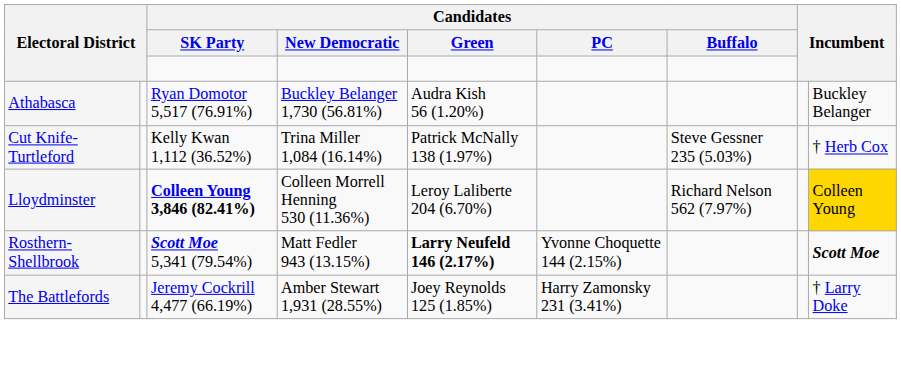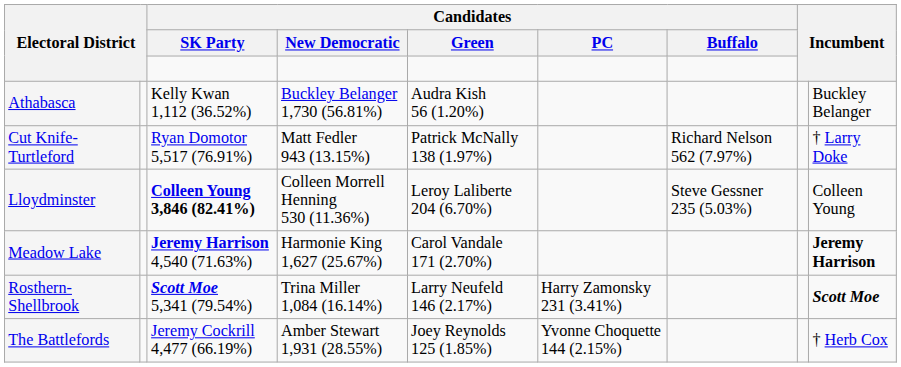(202, 103) Ryan Domotor 5,517 (76.91%) -> (201, 103) Kelly Kwan 1,112 (36.52%)
(201, 147) Kelly Kwan 1,112 (36.52%) -> (202, 147) Ryan Domotor 5,517 (76.91%)
(331, 147) Trina Miller 1,084 (16.14%) -> (326, 147) Matt Fedler 943 (13.15%)
(717, 147) Steve Gessner 235 (5.03%) -> (722, 147) Richard Nelson 562 (7.97%)
(850, 147) † Herb Cox -> (836, 147) † Larry Doke
(721, 199) Richard Nelson 562 (7.97%) -> (717, 199) Steve Gessner 235 (5.03%)
(838, 199) gold background -> (838, 199) no background
+ row: (55, 252)
(325, 252) Matt Fedler 943 (13.15%) -> (332, 296) Trina Miller 1,084 (16.14%)
(461, 252) bold -> (457, 296) normal
(601, 252) Yvonne Choquette 144 (2.15%) -> (596, 296) Harry Zamonsky 231 (3.41%)
(596, 296) Harry Zamonsky 231 (3.41%) -> (601, 340) Yvonne Choquette 144 (2.15%)
(837, 296) † Larry Doke -> (850, 340) † Herb Cox
